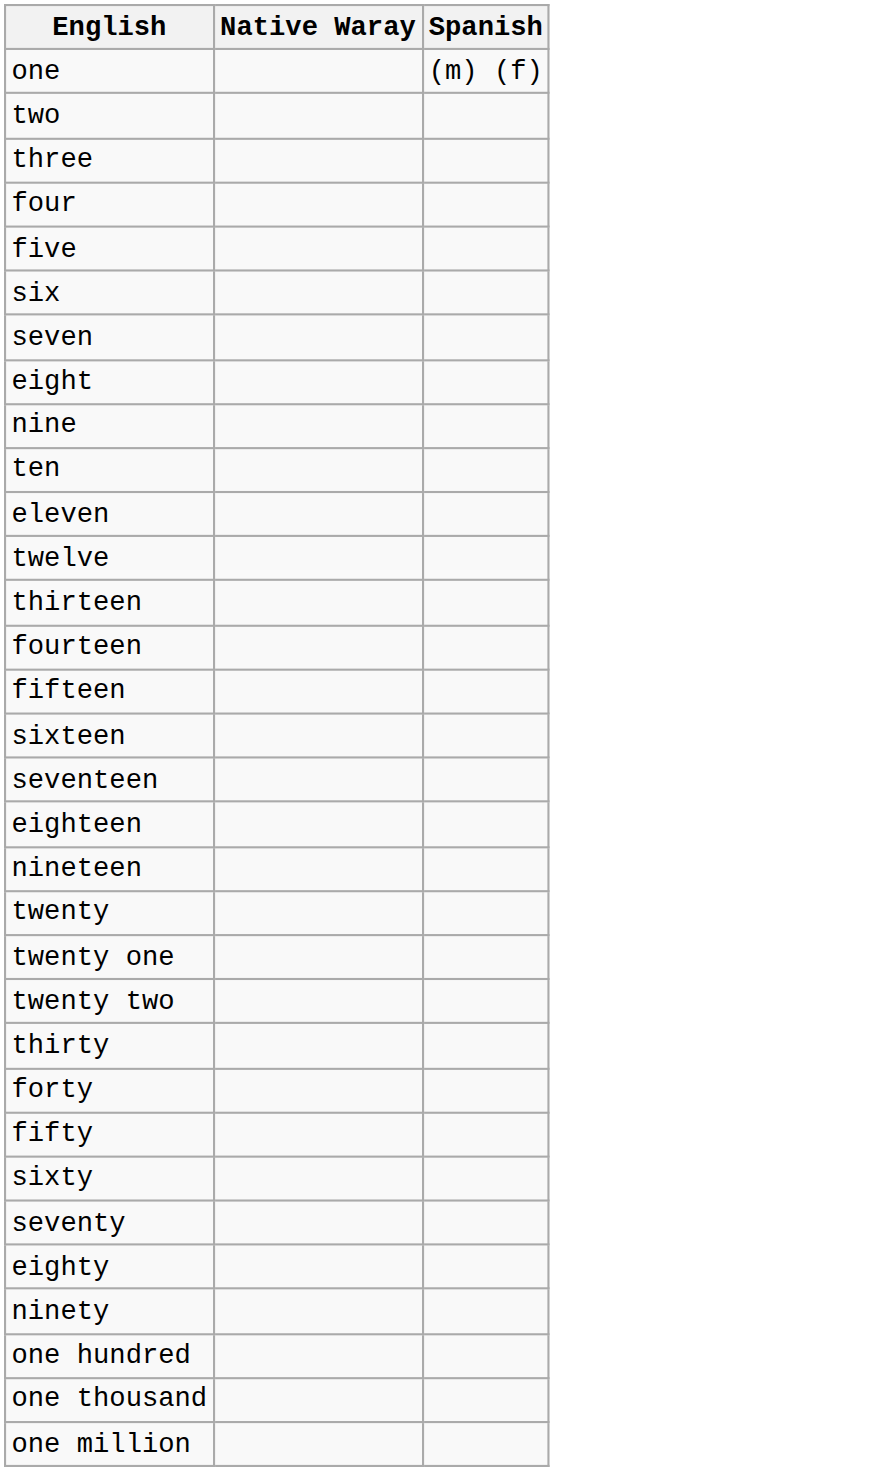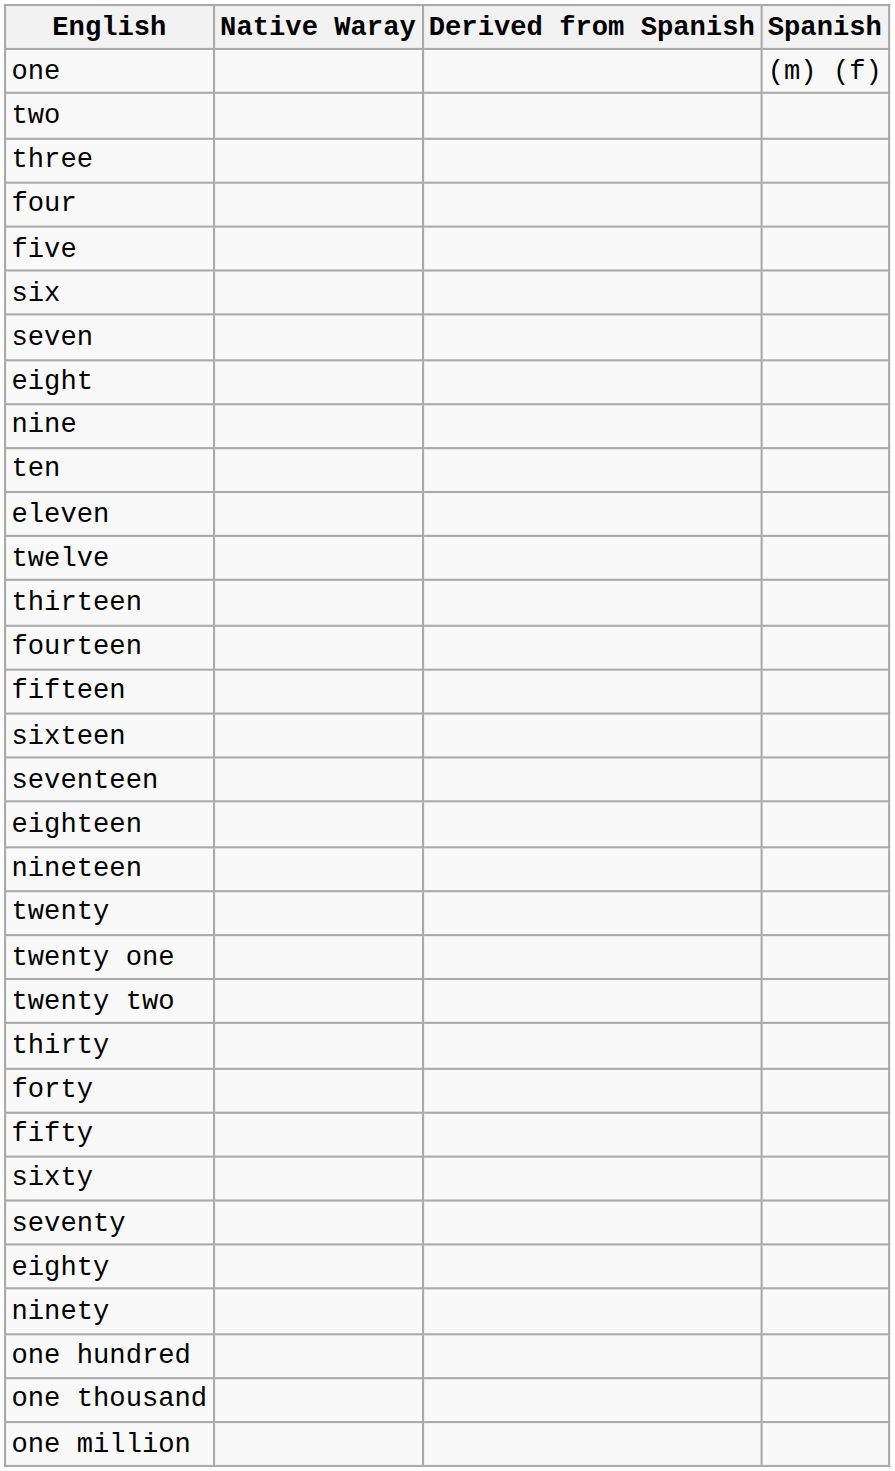+ column: (592, 27)
